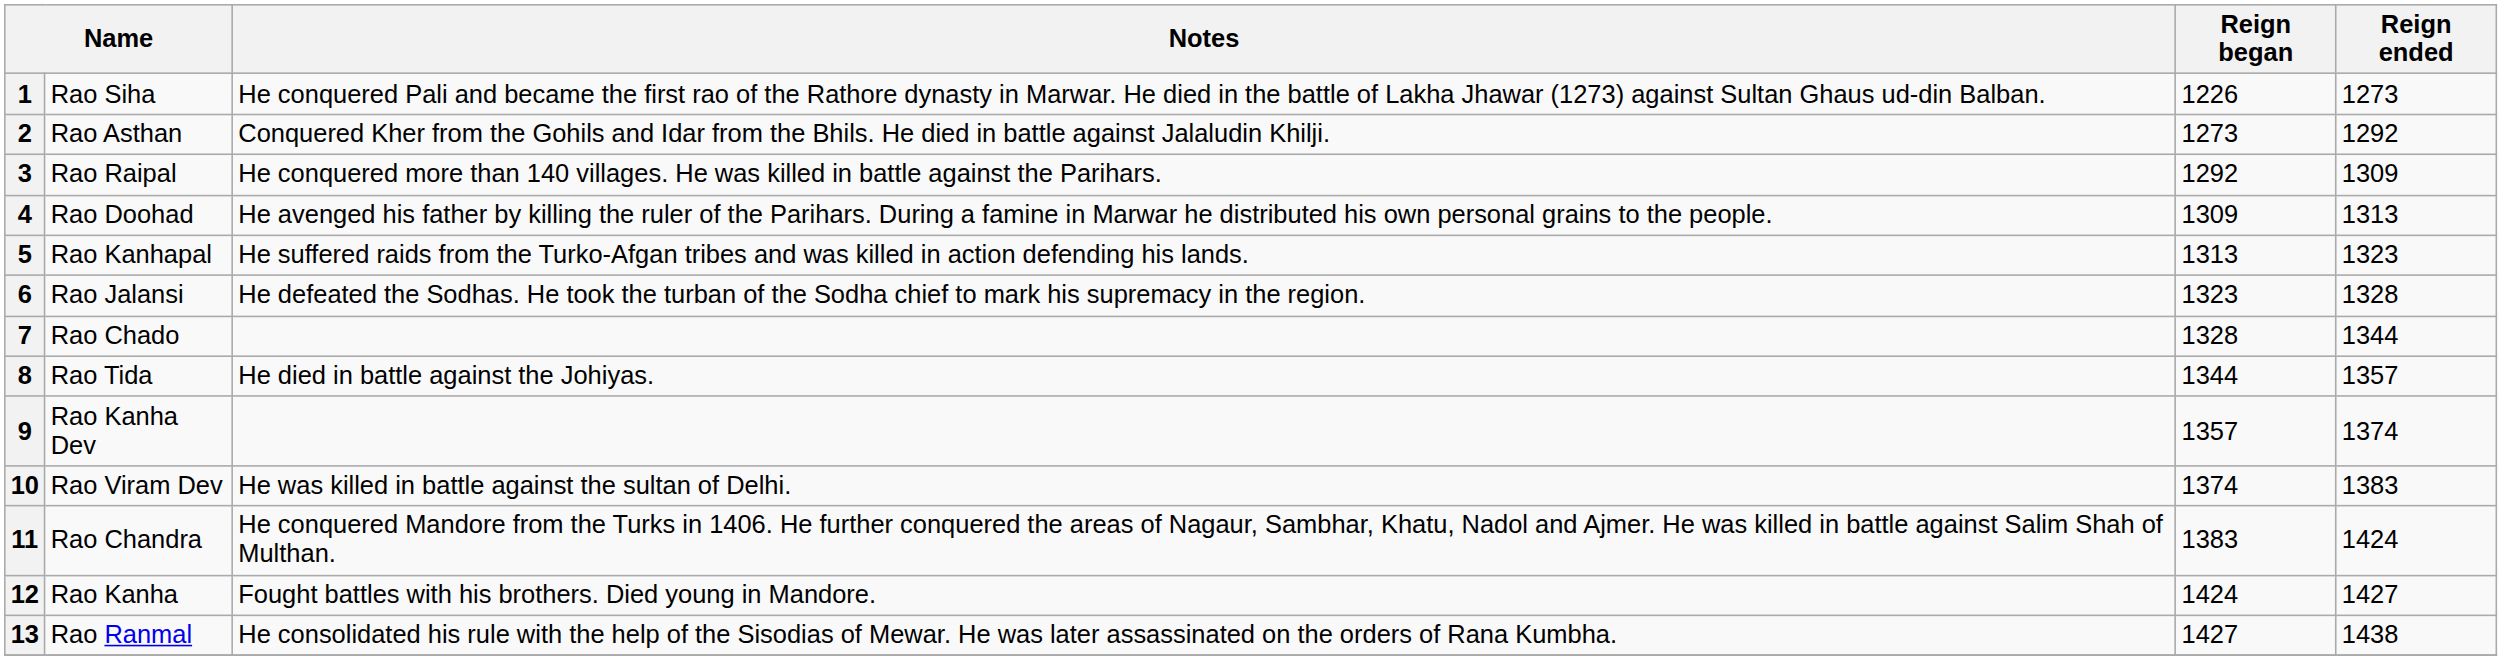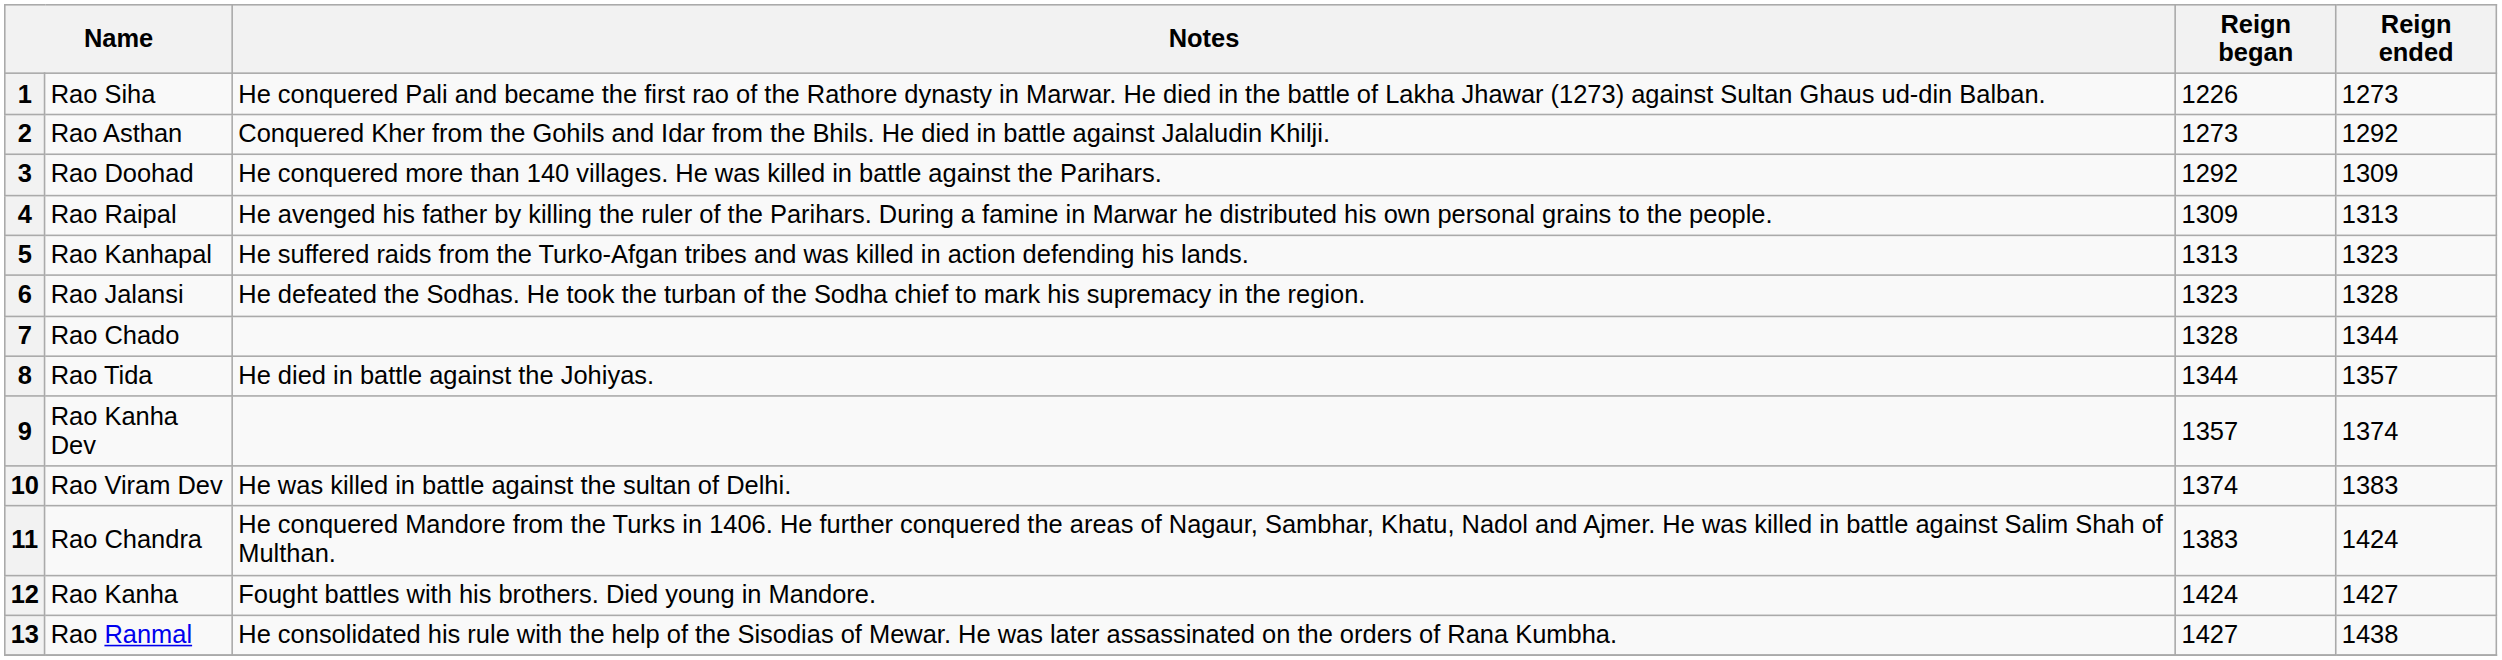(114, 174) Rao Raipal -> (122, 174) Rao Doohad
(122, 214) Rao Doohad -> (114, 214) Rao Raipal
